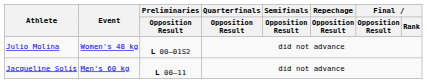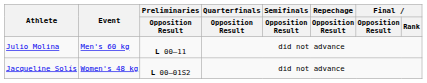(109, 47) Women's 48 kg -> (105, 47) Men's 60 kg
(171, 51) L 00–01S2 -> (171, 51) L 00–11
(105, 68) Men's 60 kg -> (109, 68) Women's 48 kg
(171, 72) L 00–11 -> (171, 72) L 00–01S2
